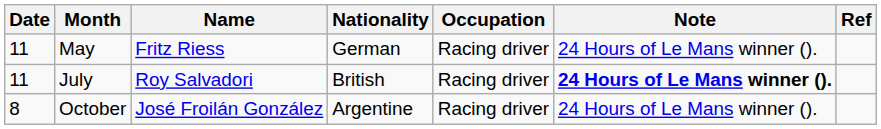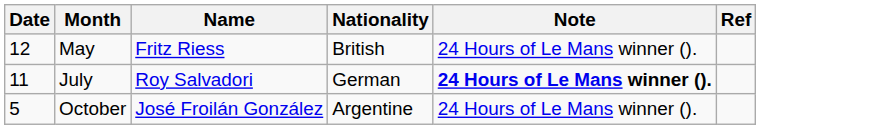- column: (493, 19)
(19, 49) 11 -> (20, 49) 12
(366, 49) German -> (358, 49) British
(358, 79) British -> (366, 79) German
(14, 109) 8 -> (14, 109) 5
